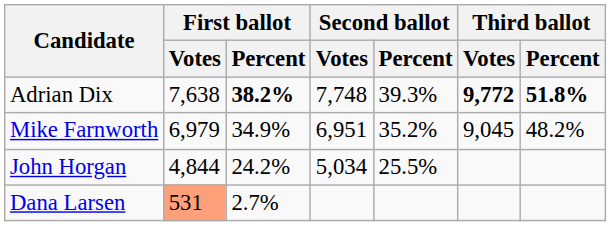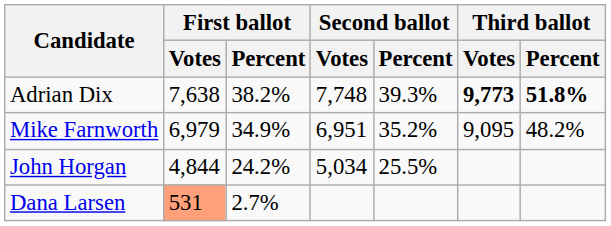(263, 94) bold -> (261, 94) normal
(489, 94) 9,772 -> (489, 94) 9,773
(489, 130) 9,045 -> (489, 130) 9,095
